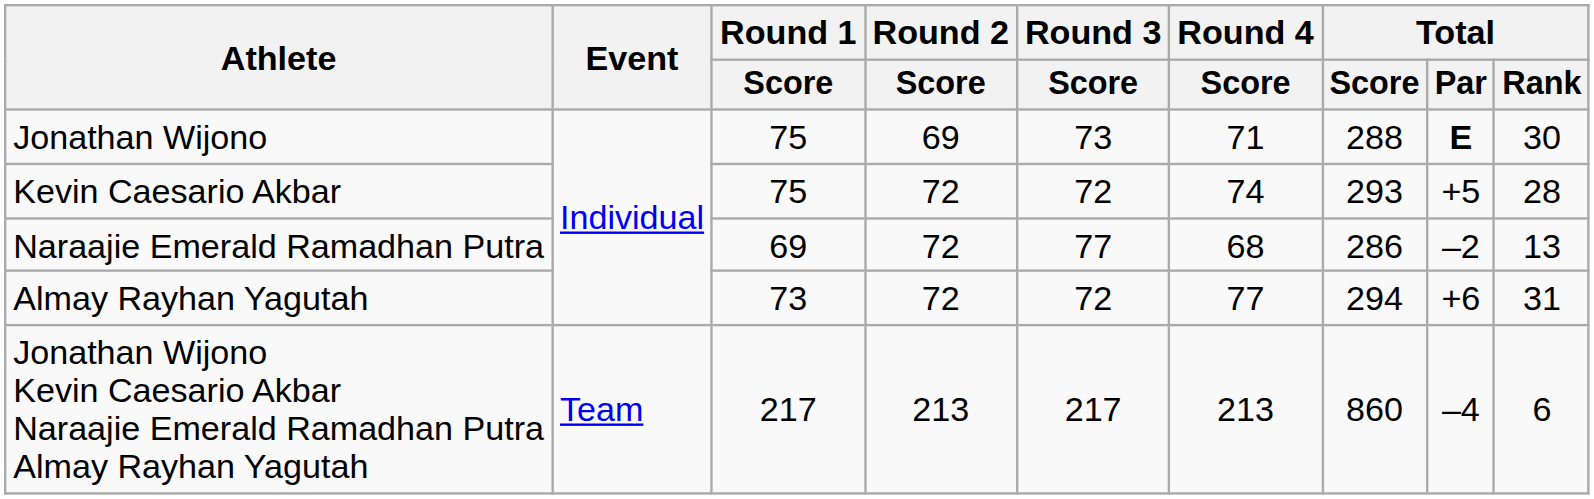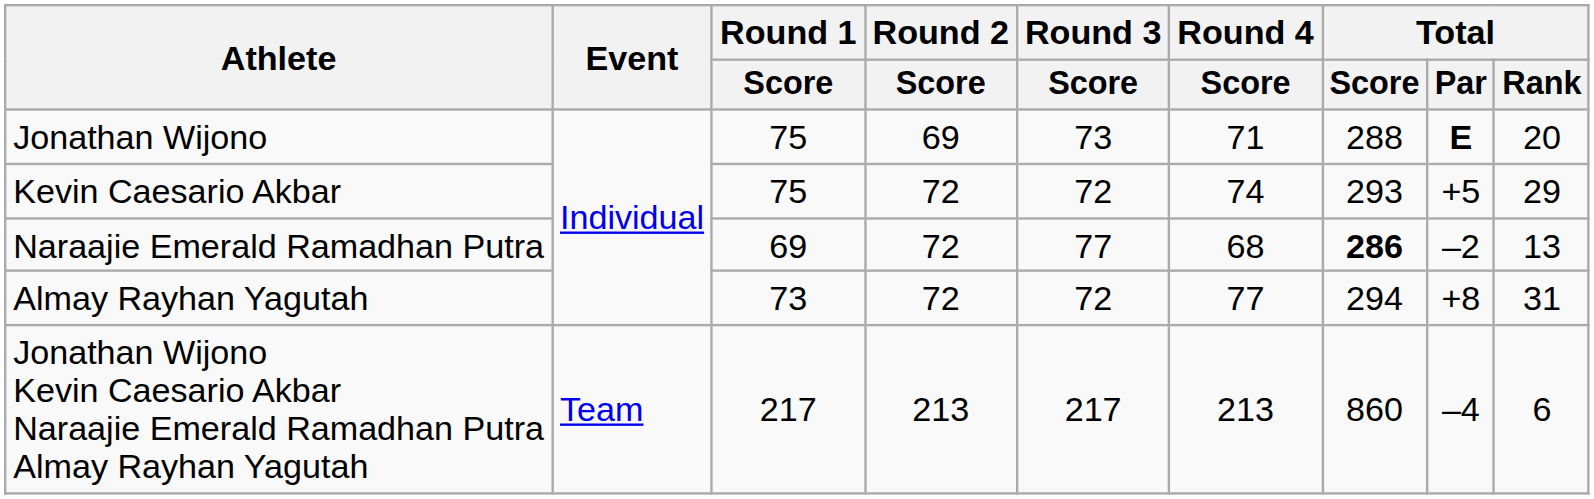(1542, 137) 30 -> (1542, 137) 20
(1542, 191) 28 -> (1542, 191) 29
(1374, 245) normal -> (1374, 245) bold
(1461, 299) +6 -> (1461, 299) +8
